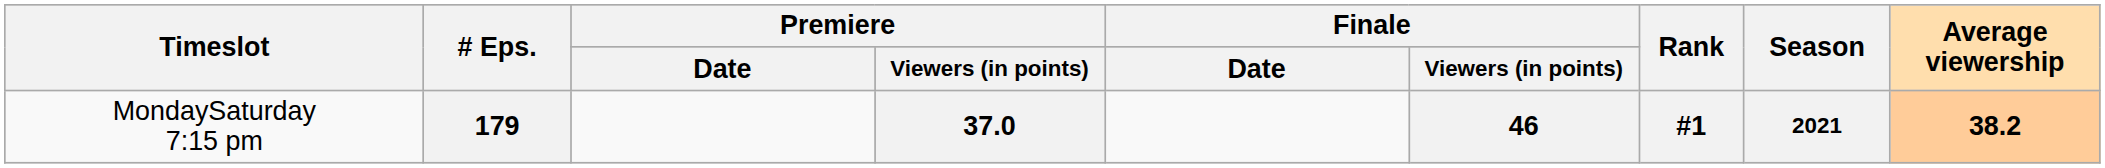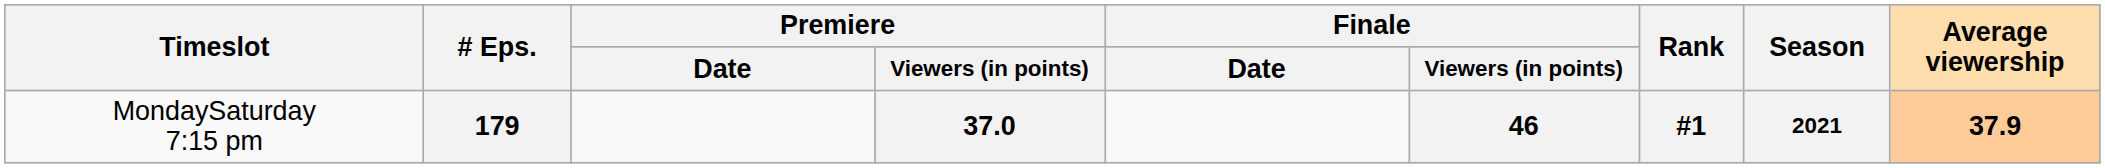(1995, 126) 38.2 -> (1995, 126) 37.9
